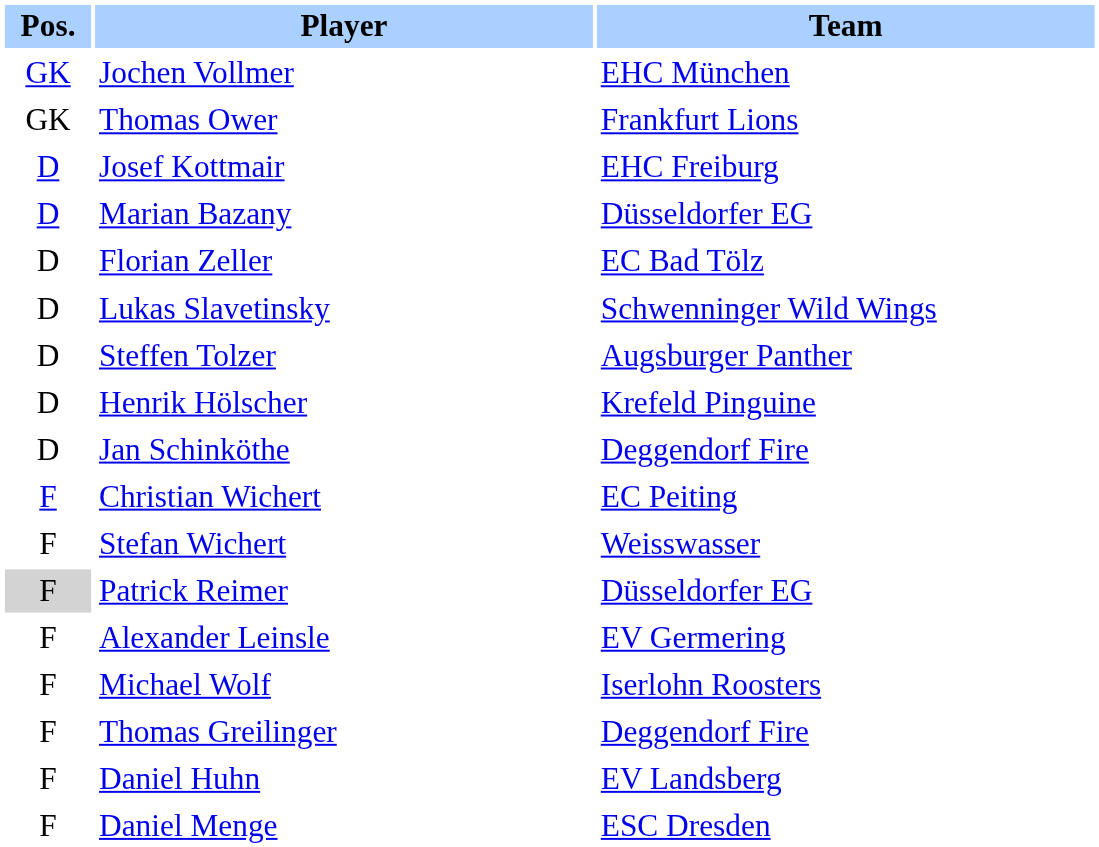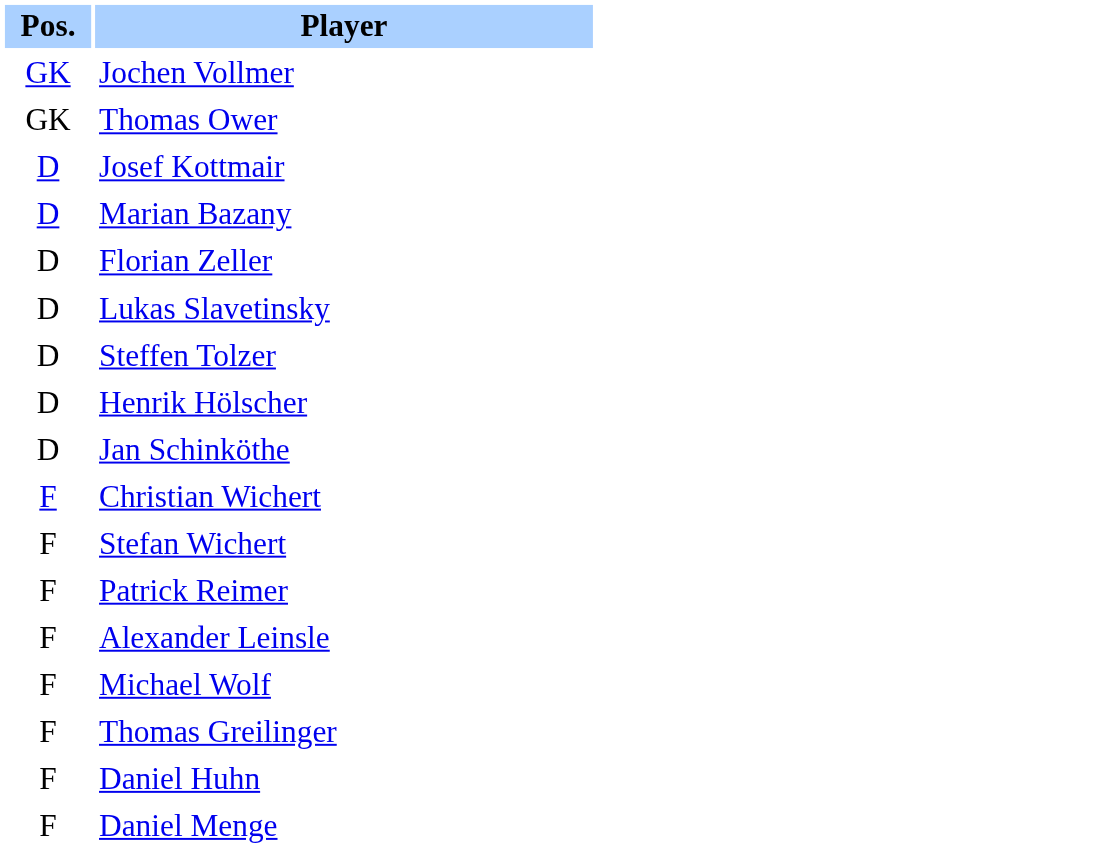- column: (846, 26)
(48, 590) lightgrey background -> (48, 590) no background
